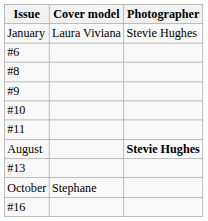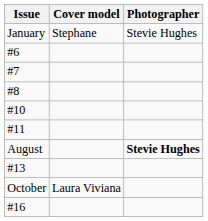(86, 33) Laura Viviana -> (74, 33) Stephane
+ row: (13, 71)
- row: (13, 91)
(74, 187) Stephane -> (86, 187) Laura Viviana
